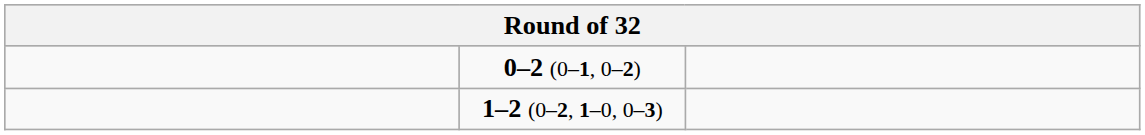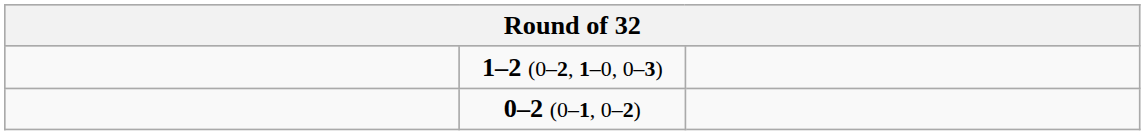rows swapped: (572, 108) <-> (572, 66)
